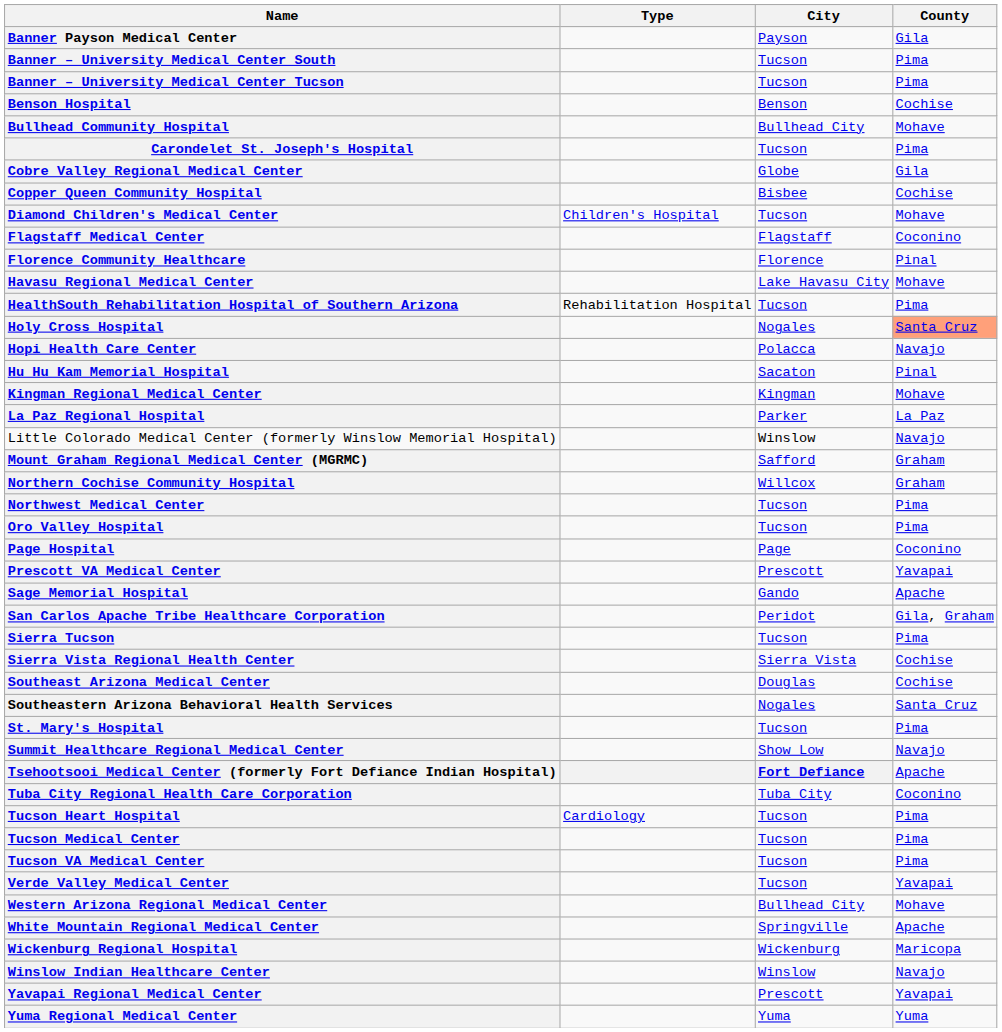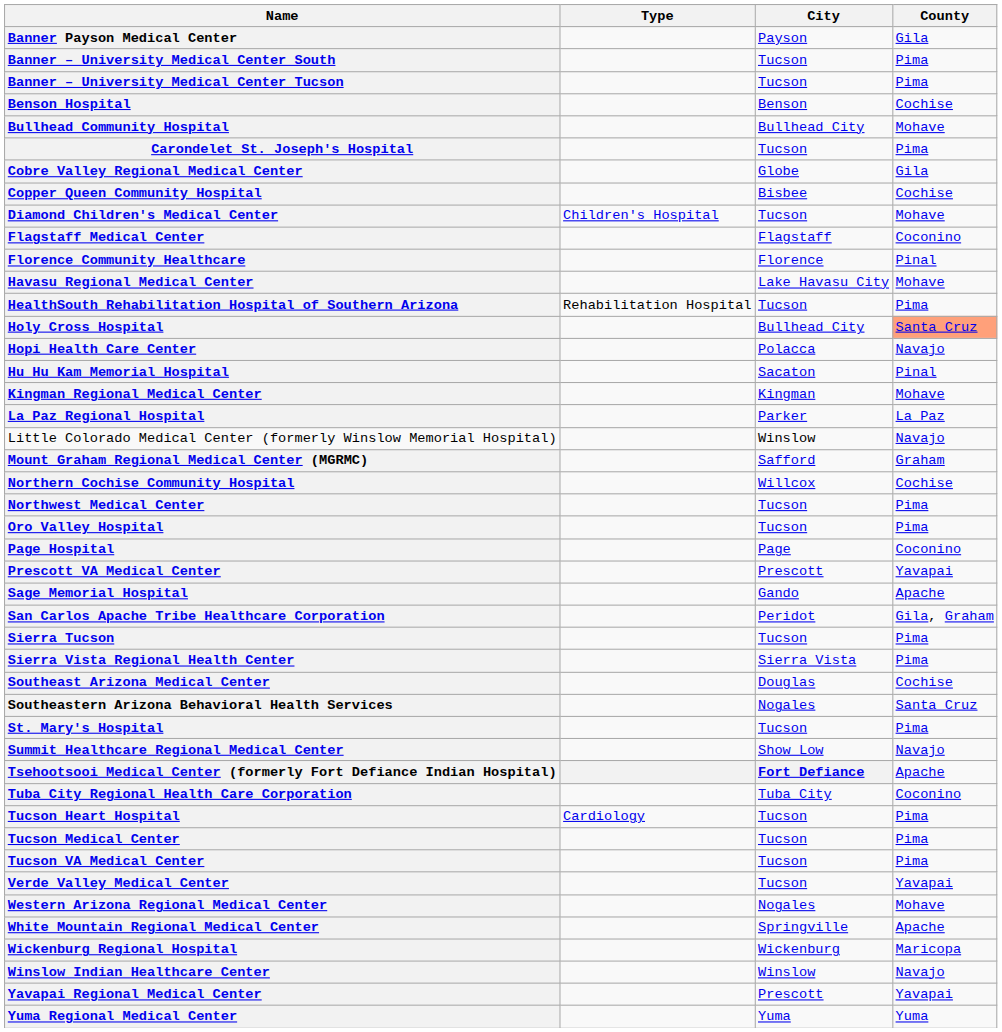(787, 327) Nogales -> (811, 327) Bullhead City
(920, 483) Graham -> (924, 483) Cochise
(924, 661) Cochise -> (912, 661) Pima
(811, 906) Bullhead City -> (787, 906) Nogales
